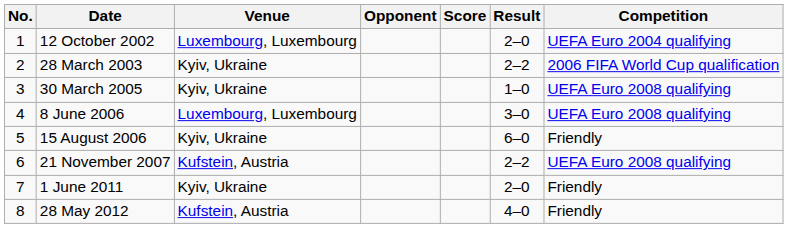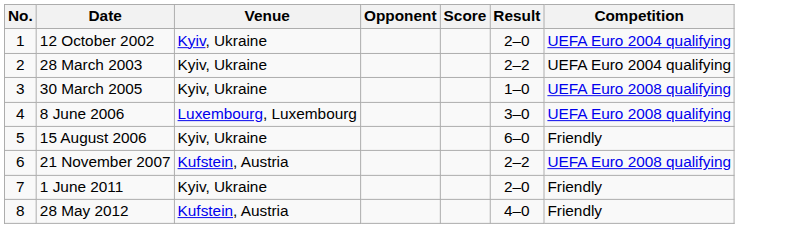(267, 41) Luxembourg, Luxembourg -> (222, 41) Kyiv, Ukraine
(663, 65) 2006 FIFA World Cup qualification -> (639, 65) UEFA Euro 2004 qualifying
